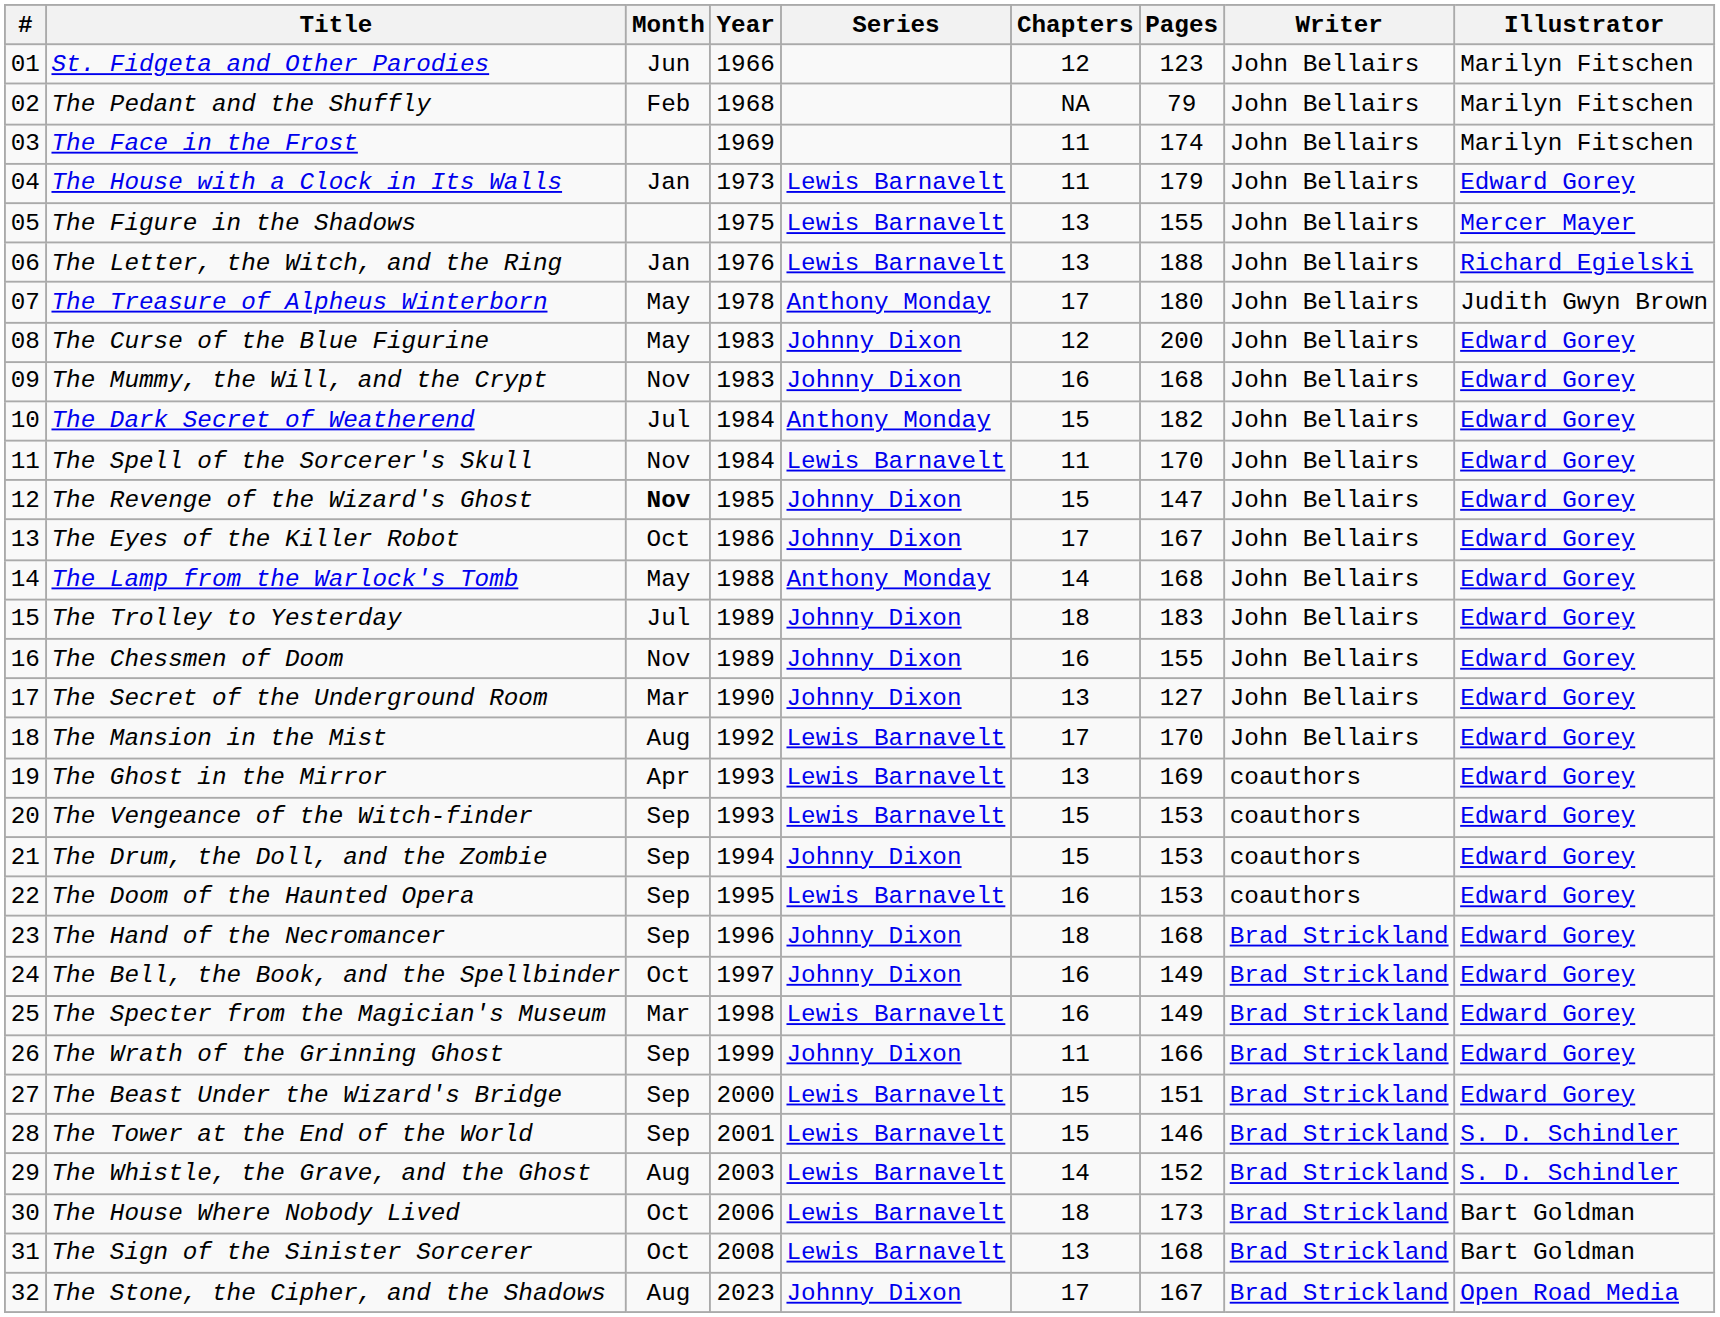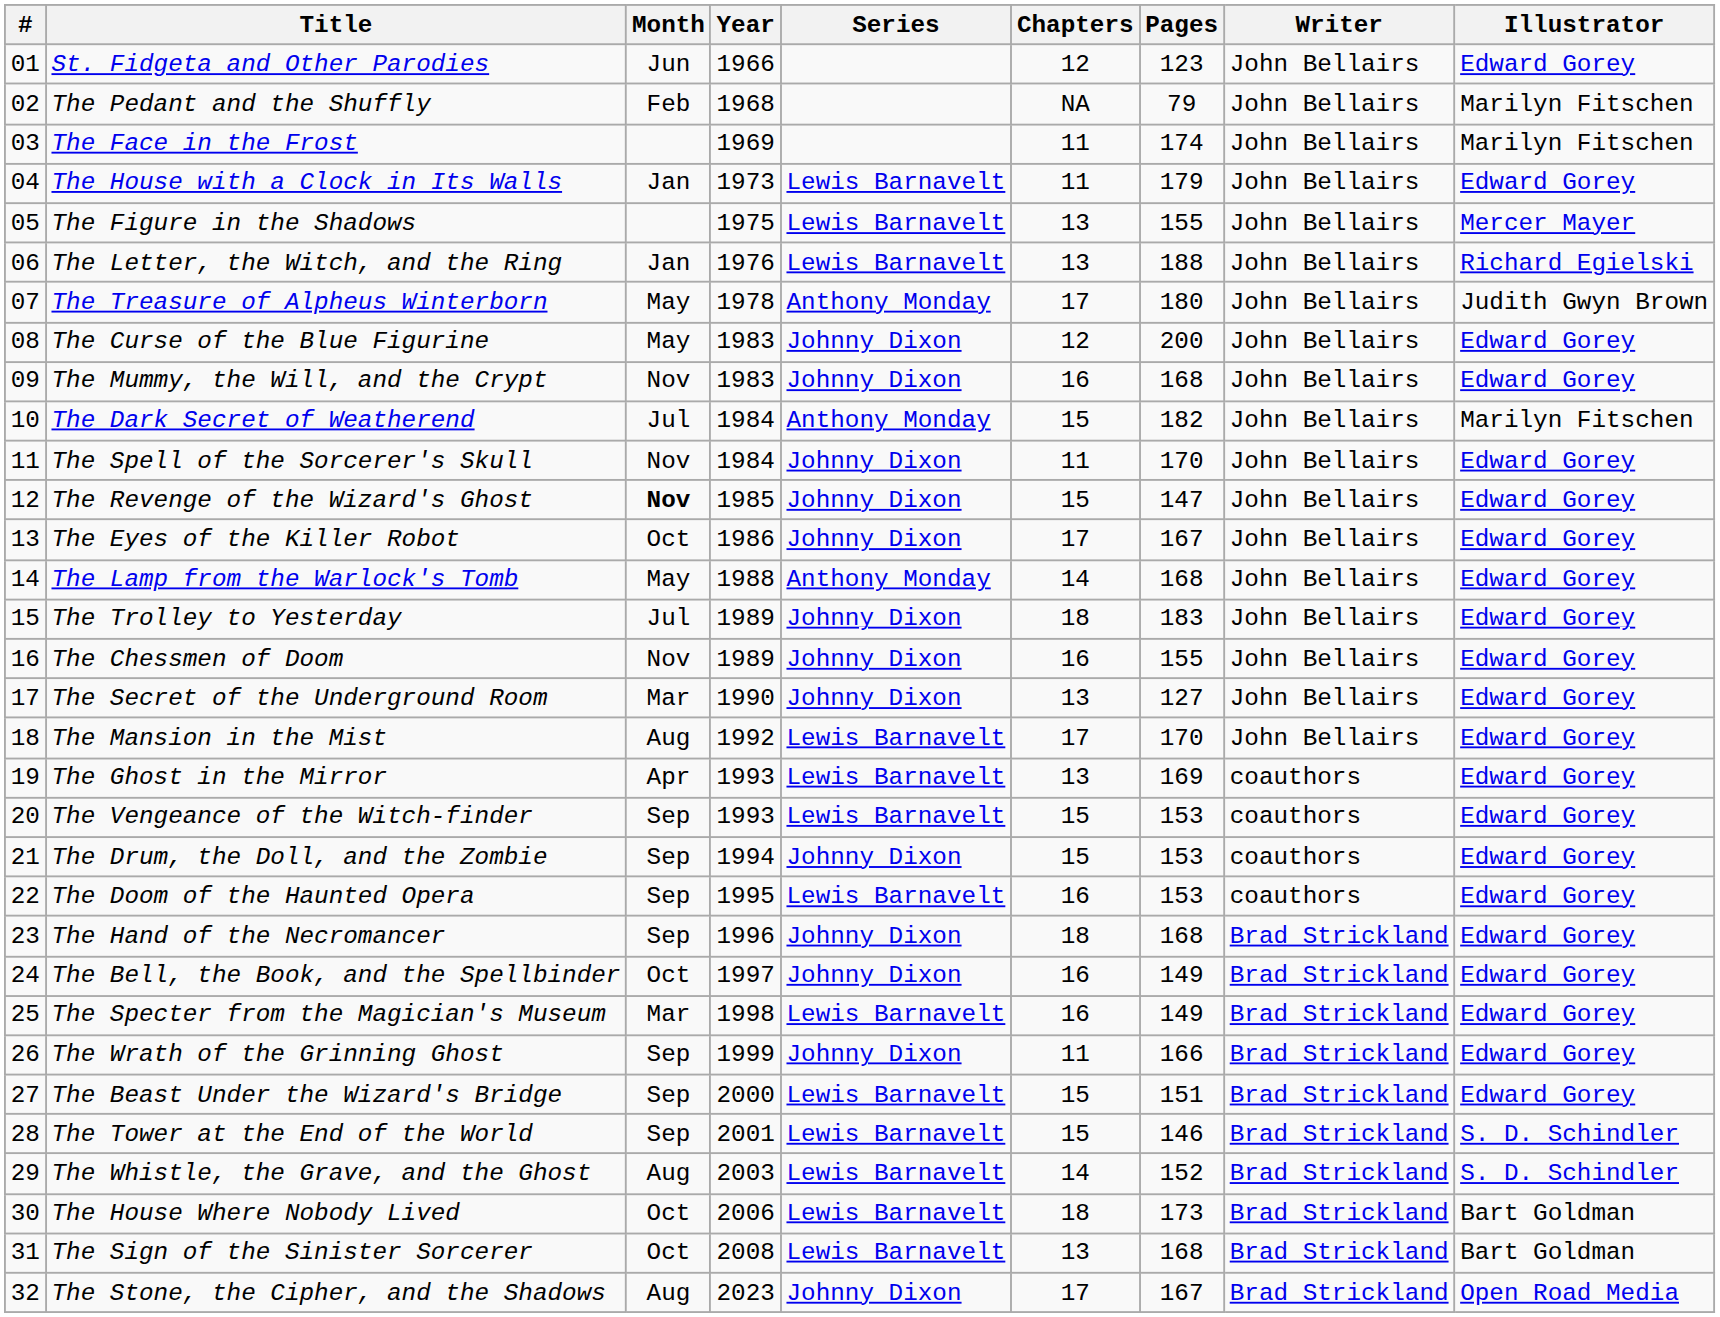(1577, 64) Marilyn Fitschen -> (1548, 64) Edward Gorey
(1548, 421) Edward Gorey -> (1577, 421) Marilyn Fitschen
(896, 461) Lewis Barnavelt -> (874, 461) Johnny Dixon
